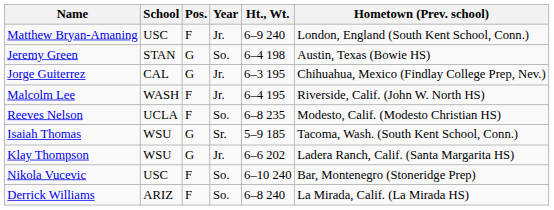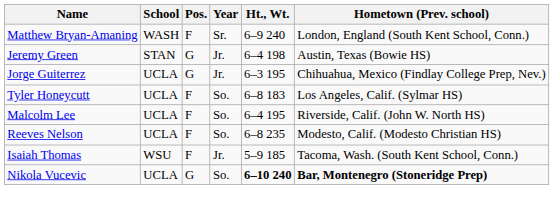(156, 34) USC -> (161, 34) WASH
(219, 34) Jr. -> (220, 34) Sr.
(221, 54) So. -> (219, 54) Jr.
(156, 74) CAL -> (161, 74) UCLA
+ row: (48, 94)
(161, 94) WASH -> (161, 114) UCLA
(219, 94) Jr. -> (221, 114) So.
(190, 134) G -> (189, 154) F
(220, 134) Sr. -> (219, 154) Jr.
- row: (48, 154)
(156, 174) USC -> (161, 174) UCLA
(189, 174) F -> (190, 174) G
(268, 174) normal -> (268, 174) bold
(387, 174) normal -> (392, 174) bold
- row: (51, 194)
